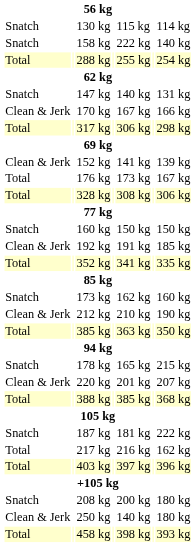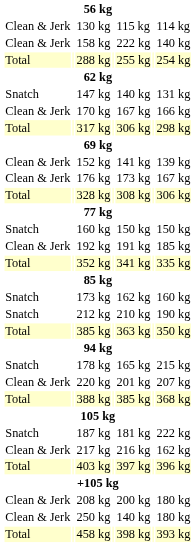(22, 26) Snatch -> (38, 26) Clean & Jerk
(22, 43) Snatch -> (38, 43) Clean & Jerk
(18, 178) Total -> (38, 178) Clean & Jerk
(38, 314) Clean & Jerk -> (22, 314) Snatch
(18, 449) Total -> (38, 449) Clean & Jerk
(22, 500) Snatch -> (38, 500) Clean & Jerk
